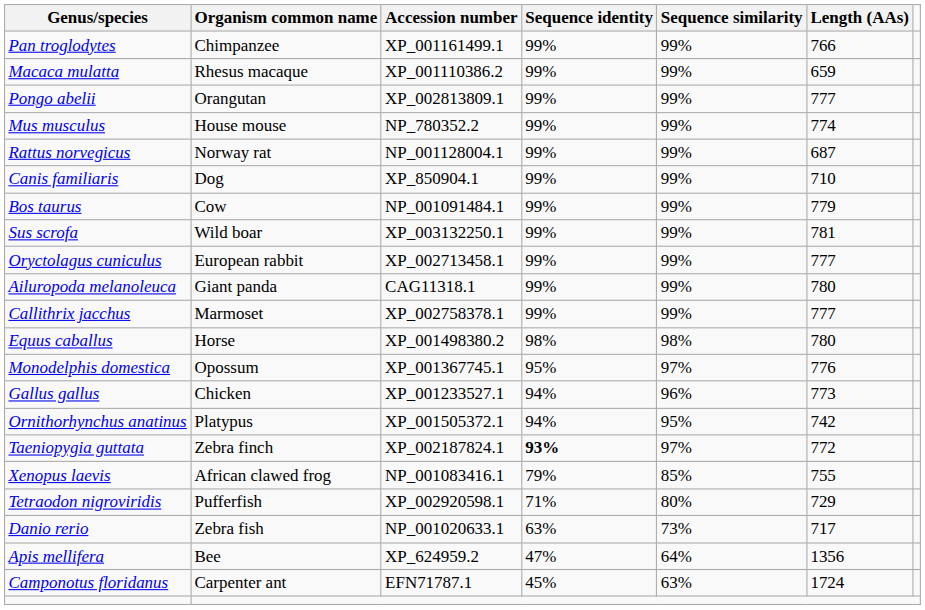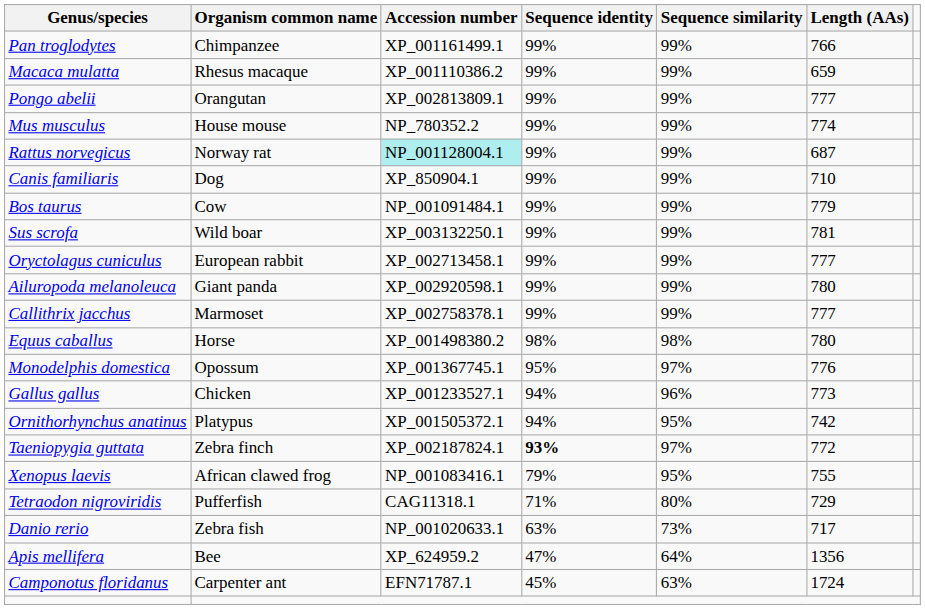(444, 152) no background -> (444, 152) paleturquoise background
(430, 286) CAG11318.1 -> (445, 286) XP_002920598.1
(676, 475) 85% -> (676, 475) 95%
(445, 502) XP_002920598.1 -> (430, 502) CAG11318.1
